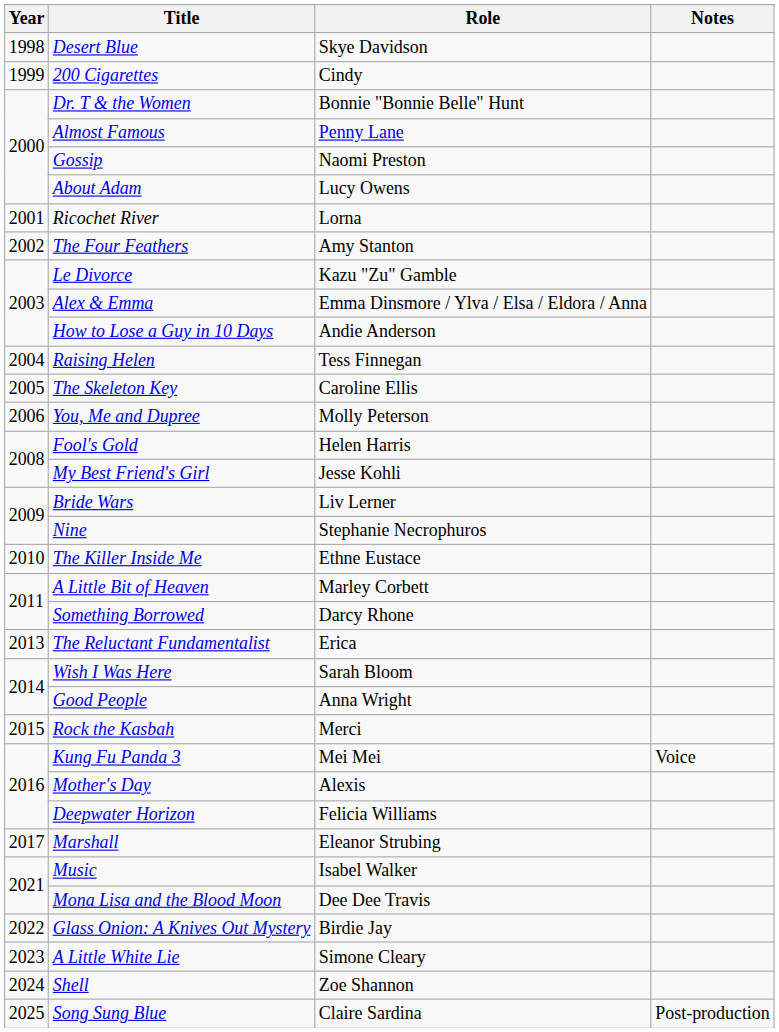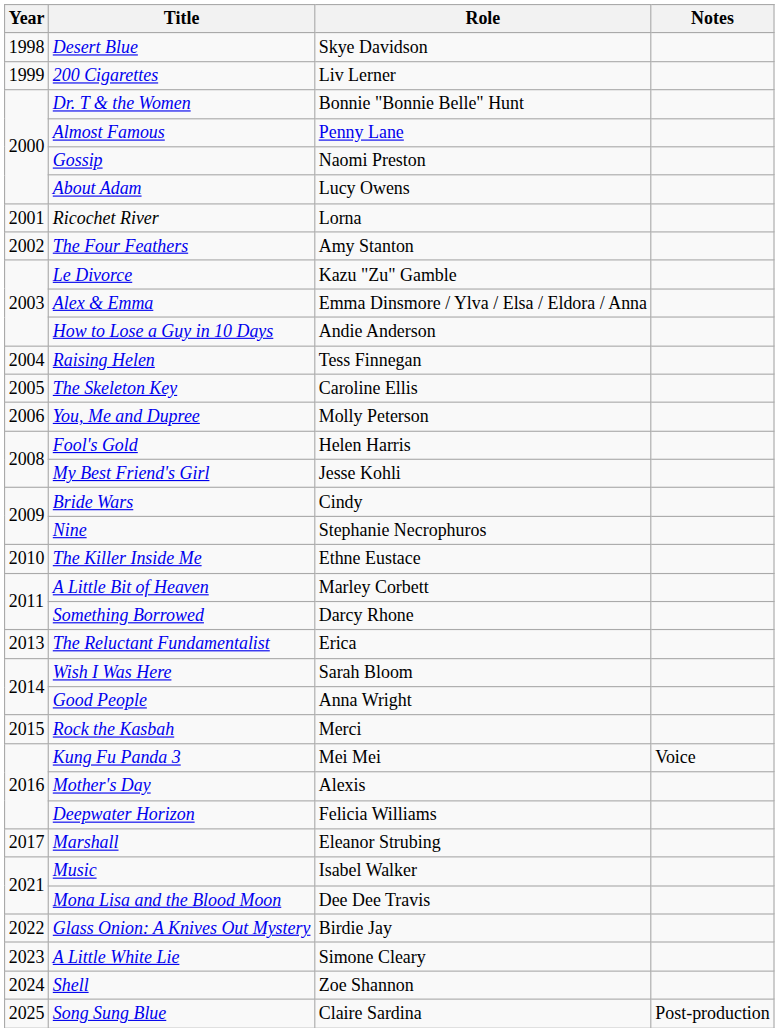(341, 75) Cindy -> (357, 75) Liv Lerner
(357, 501) Liv Lerner -> (341, 501) Cindy
